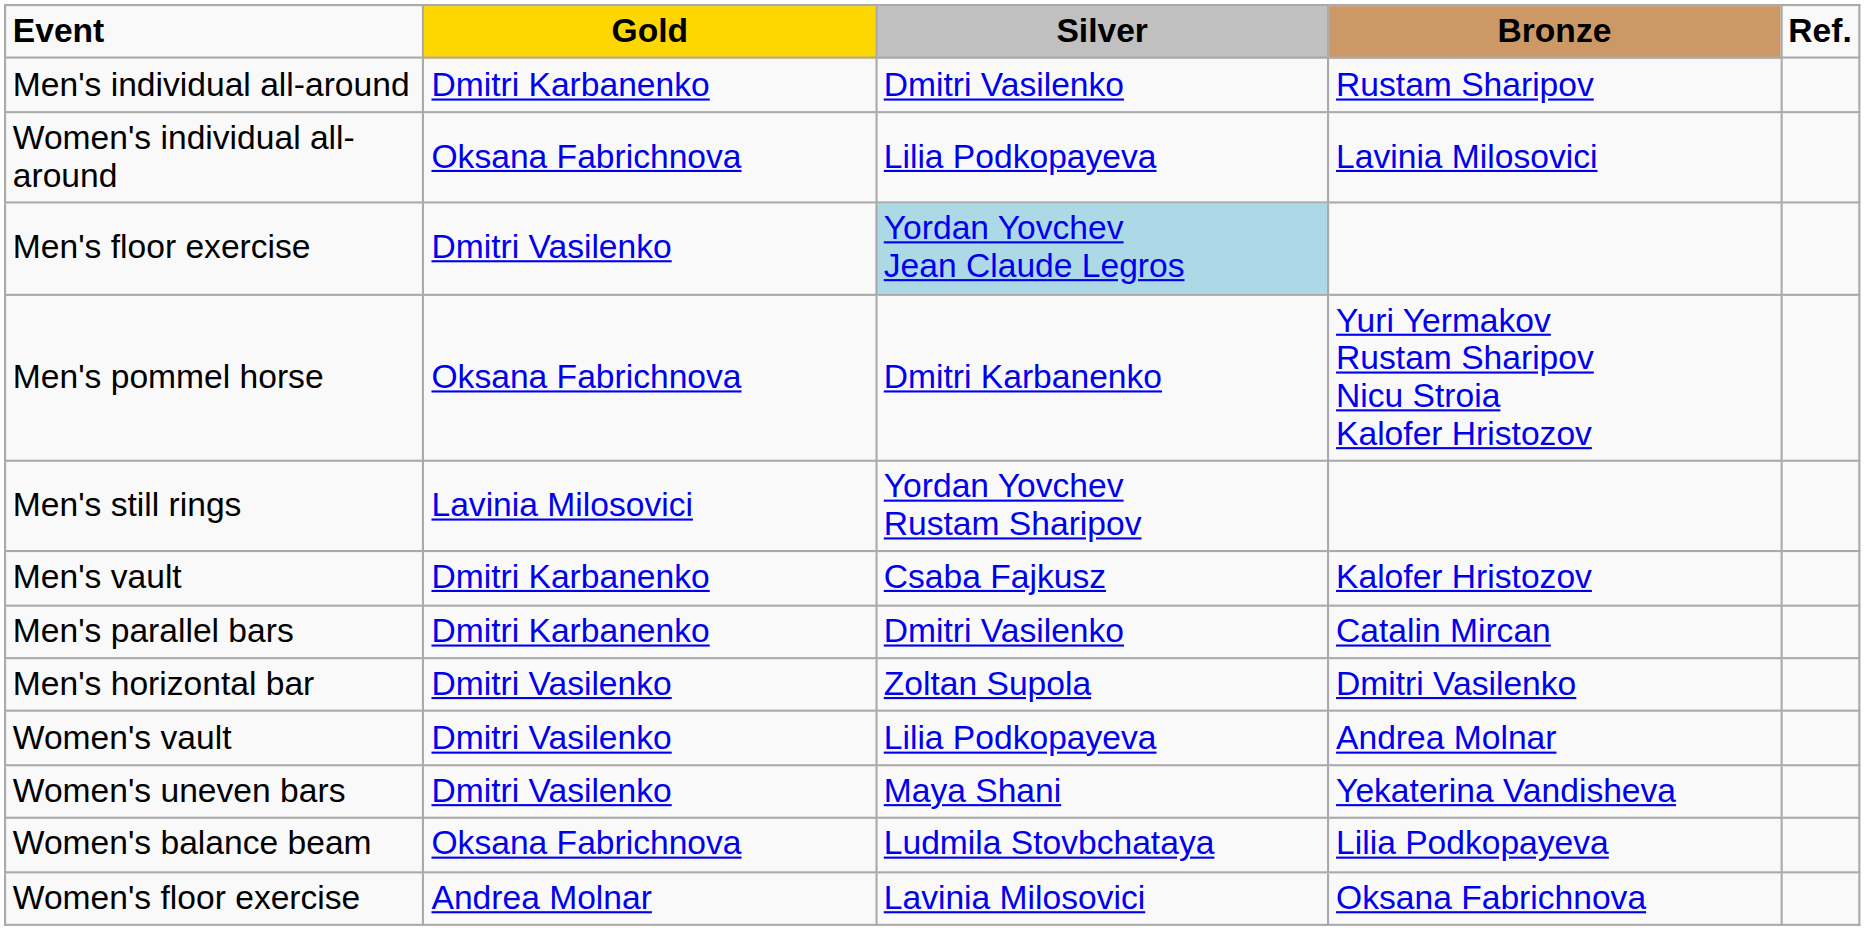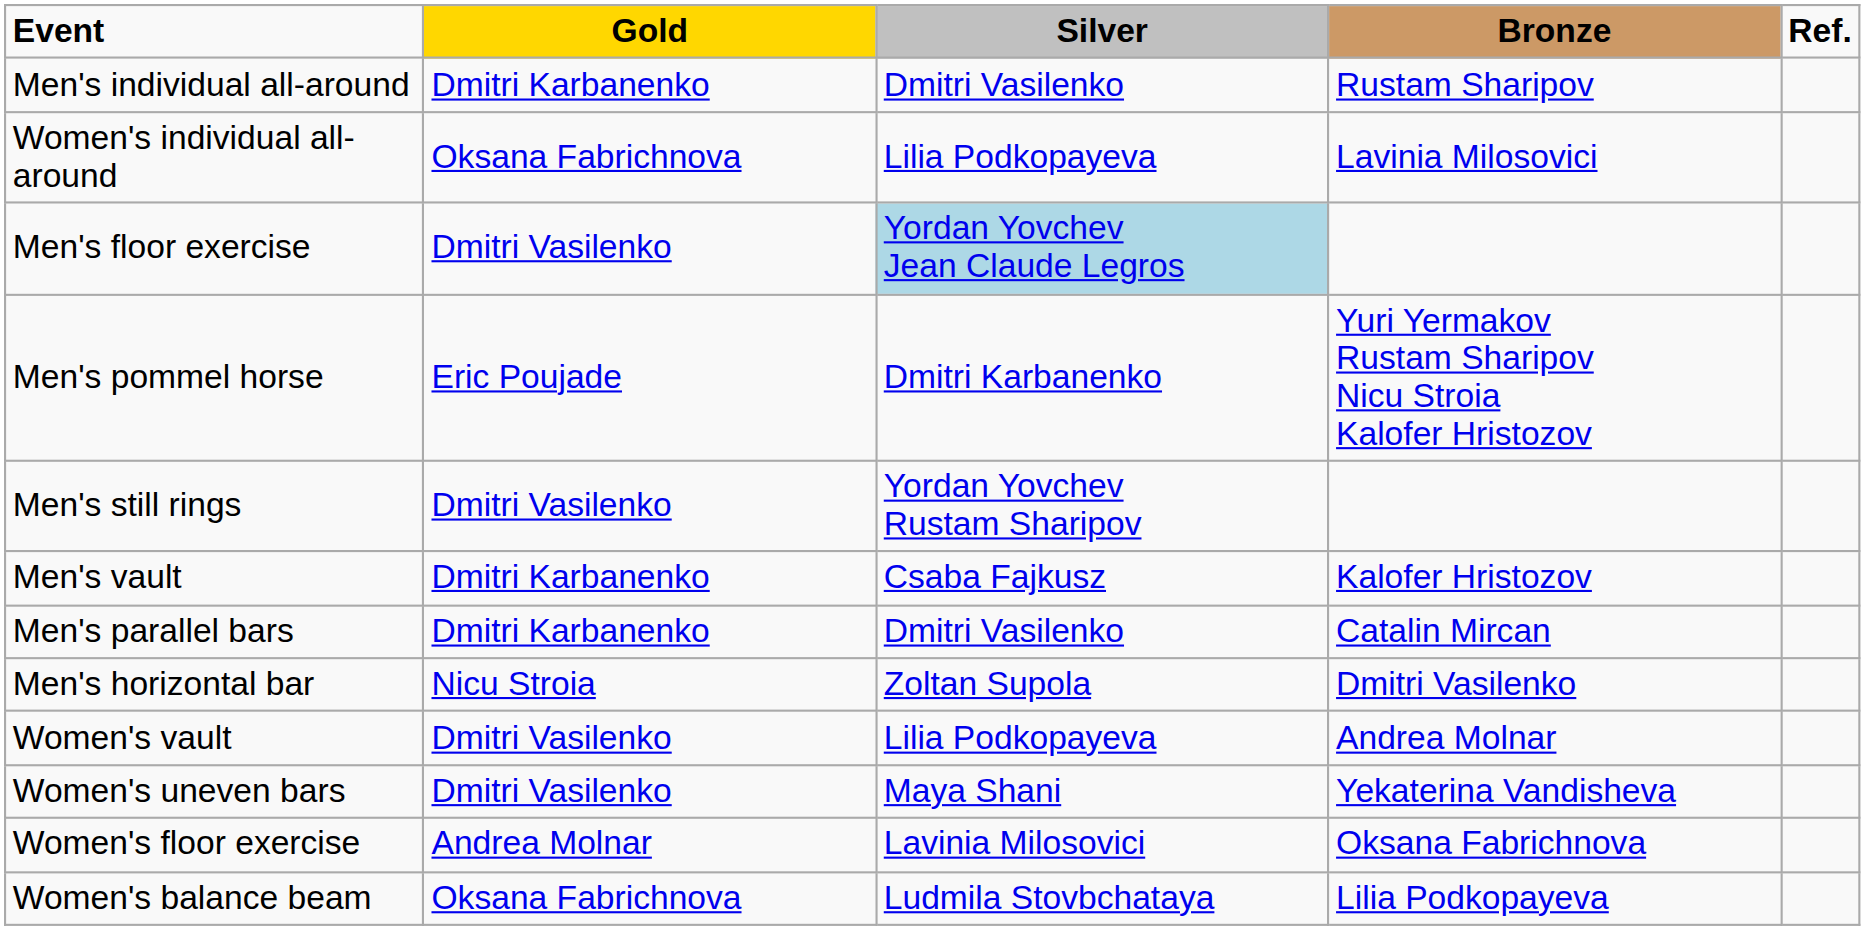(587, 376) Oksana Fabrichnova -> (527, 376) Eric Poujade
(562, 505) Lavinia Milosovici -> (552, 505) Dmitri Vasilenko
(552, 684) Dmitri Vasilenko -> (514, 684) Nicu Stroia
rows swapped: (192, 844) <-> (187, 897)
